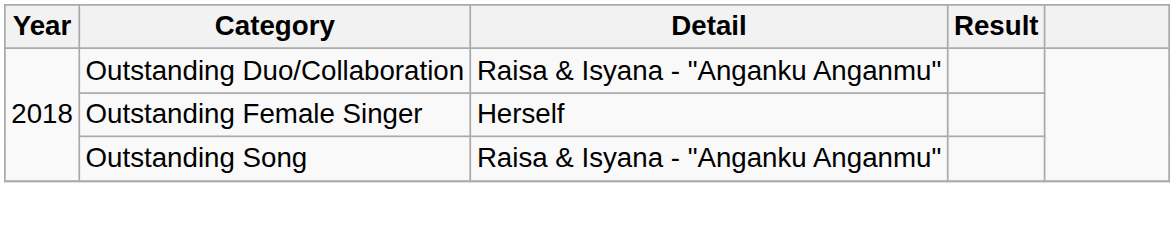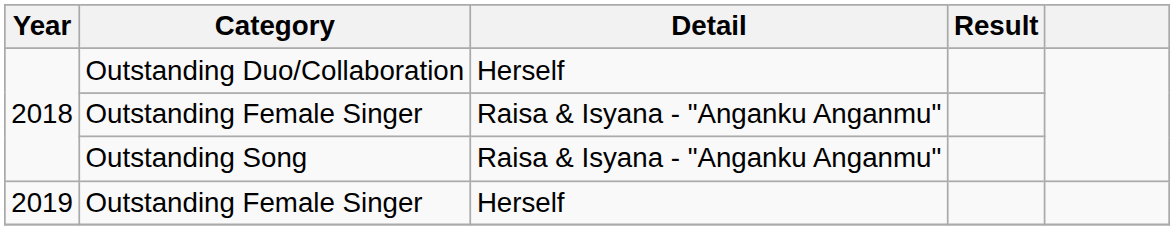(709, 70) Raisa & Isyana - "Anganku Anganmu" -> (521, 70) Herself
(521, 114) Herself -> (709, 114) Raisa & Isyana - "Anganku Anganmu"
+ row: (42, 202)
